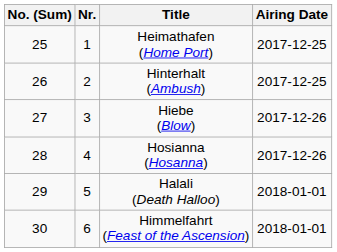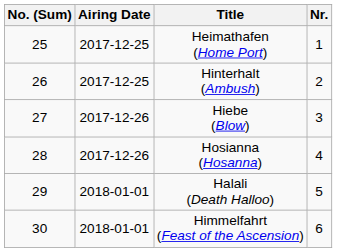columns swapped: (87, 15) <-> (292, 15)
